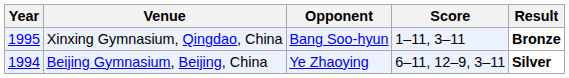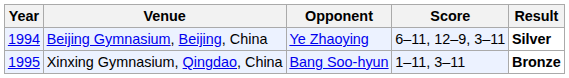rows swapped: (157, 62) <-> (165, 39)
